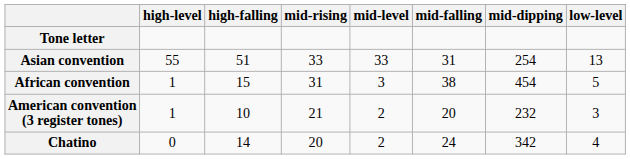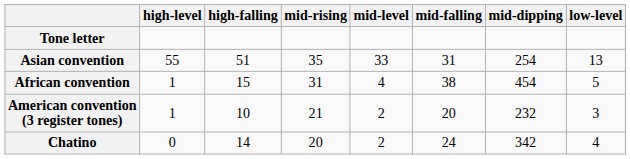(316, 60) 33 -> (316, 60) 35
(381, 82) 3 -> (381, 82) 4
